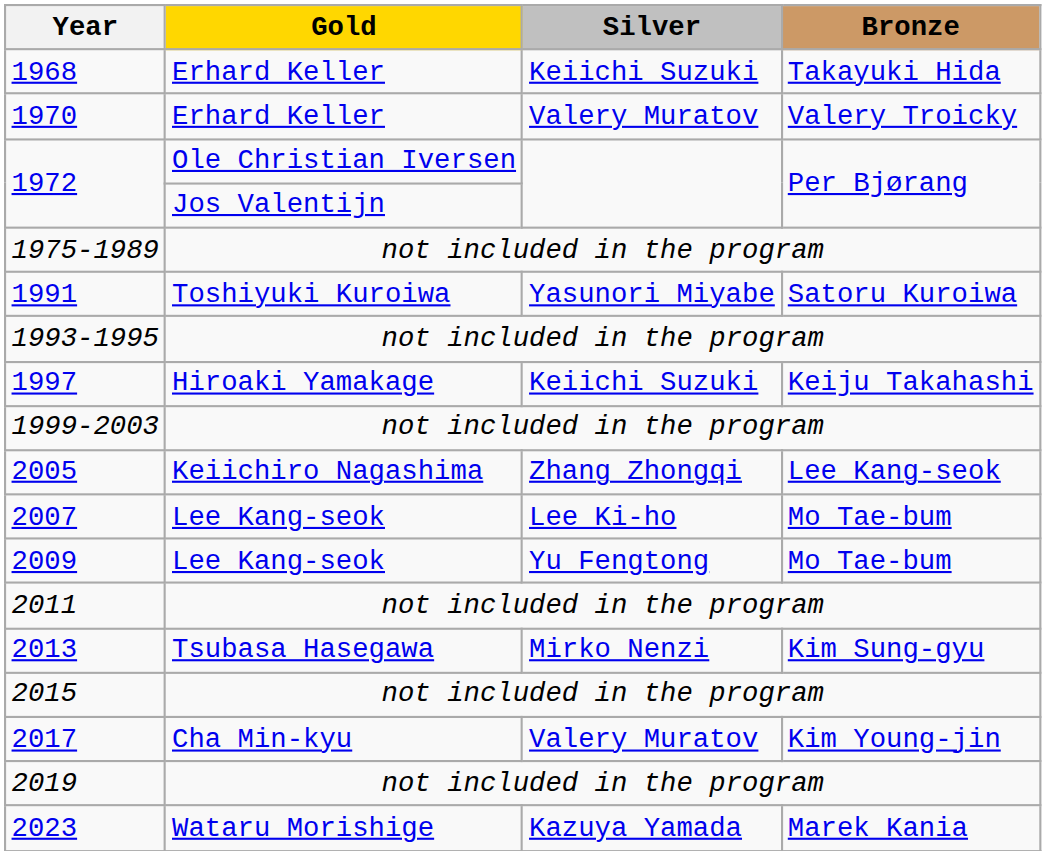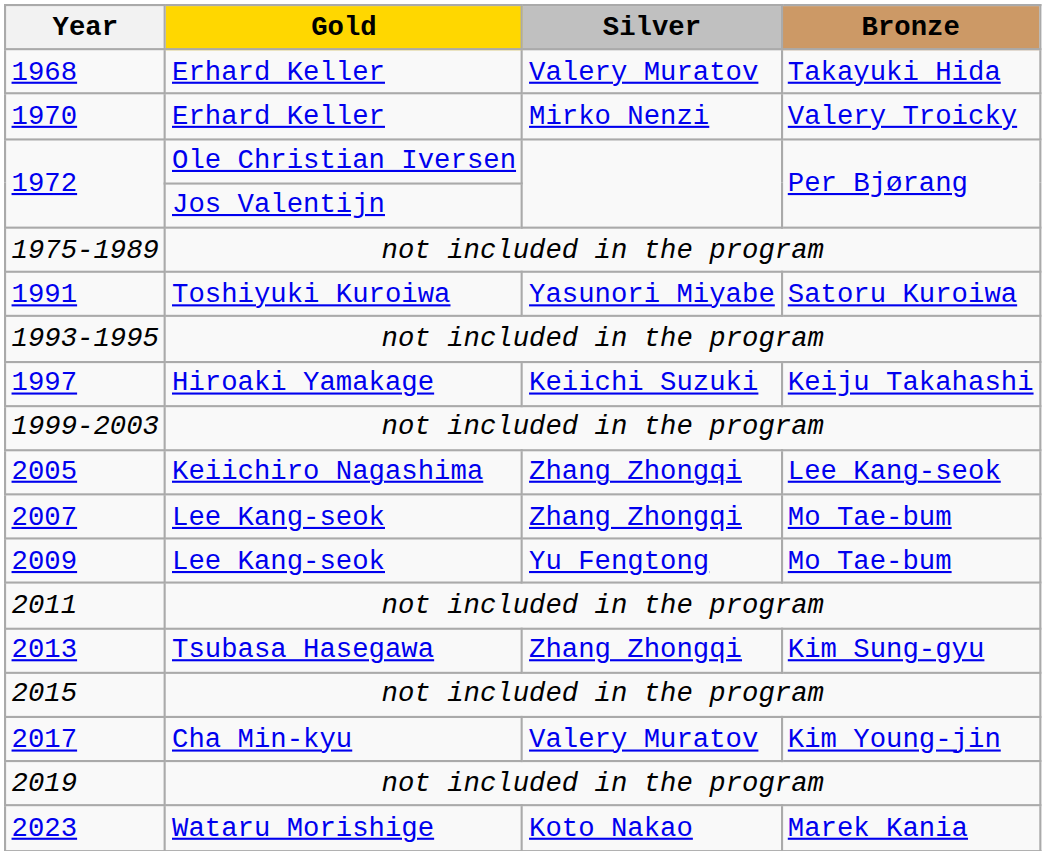(644, 72) Keiichi Suzuki -> (644, 72) Valery Muratov
(644, 116) Valery Muratov -> (619, 116) Mirko Nenzi
(603, 517) Lee Ki-ho -> (636, 517) Zhang Zhongqi
(619, 650) Mirko Nenzi -> (636, 650) Zhang Zhongqi
(636, 828) Kazuya Yamada -> (611, 828) Koto Nakao
